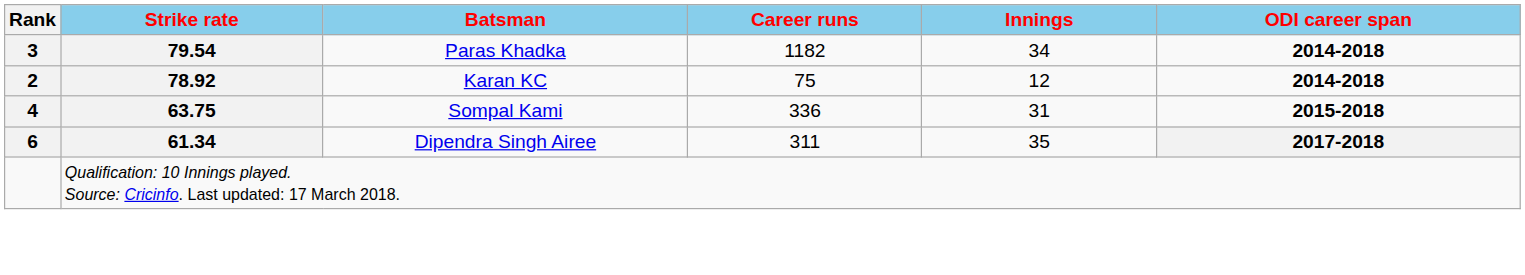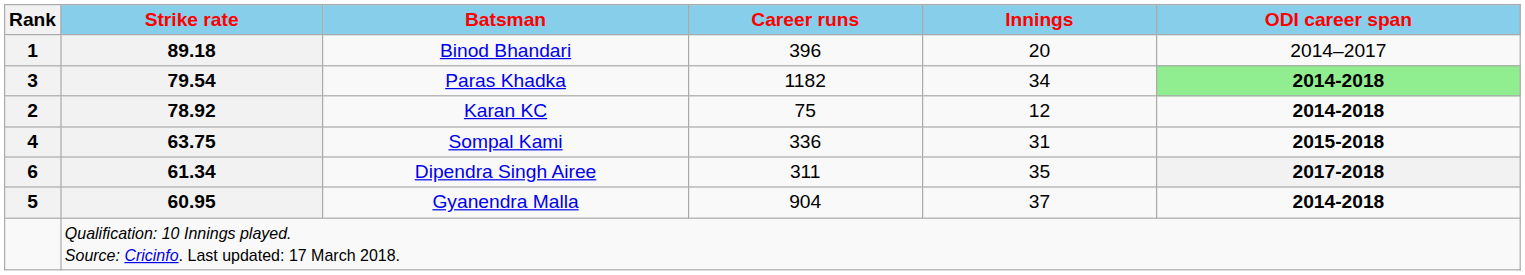+ row: (506, 50)
(1338, 50) no background -> (1338, 80) lightgreen background
+ row: (506, 202)
